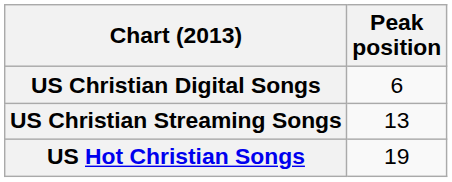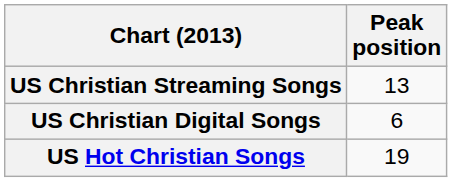rows swapped: (176, 84) <-> (176, 120)
